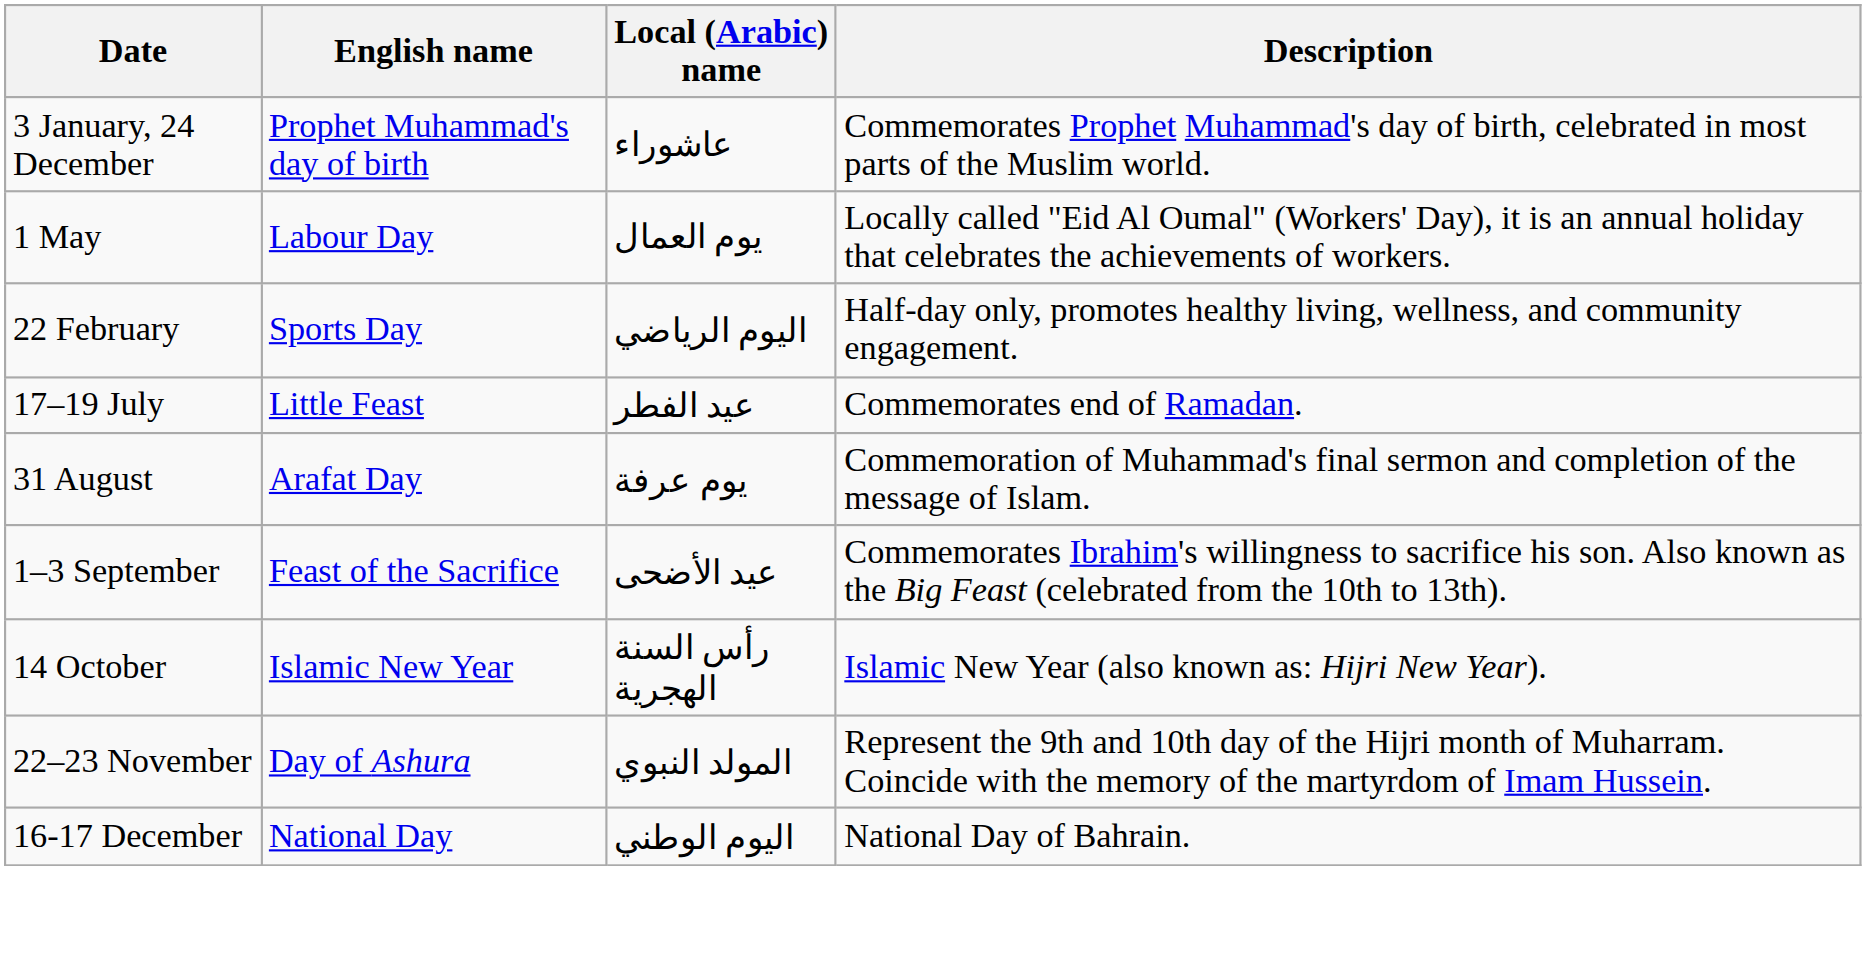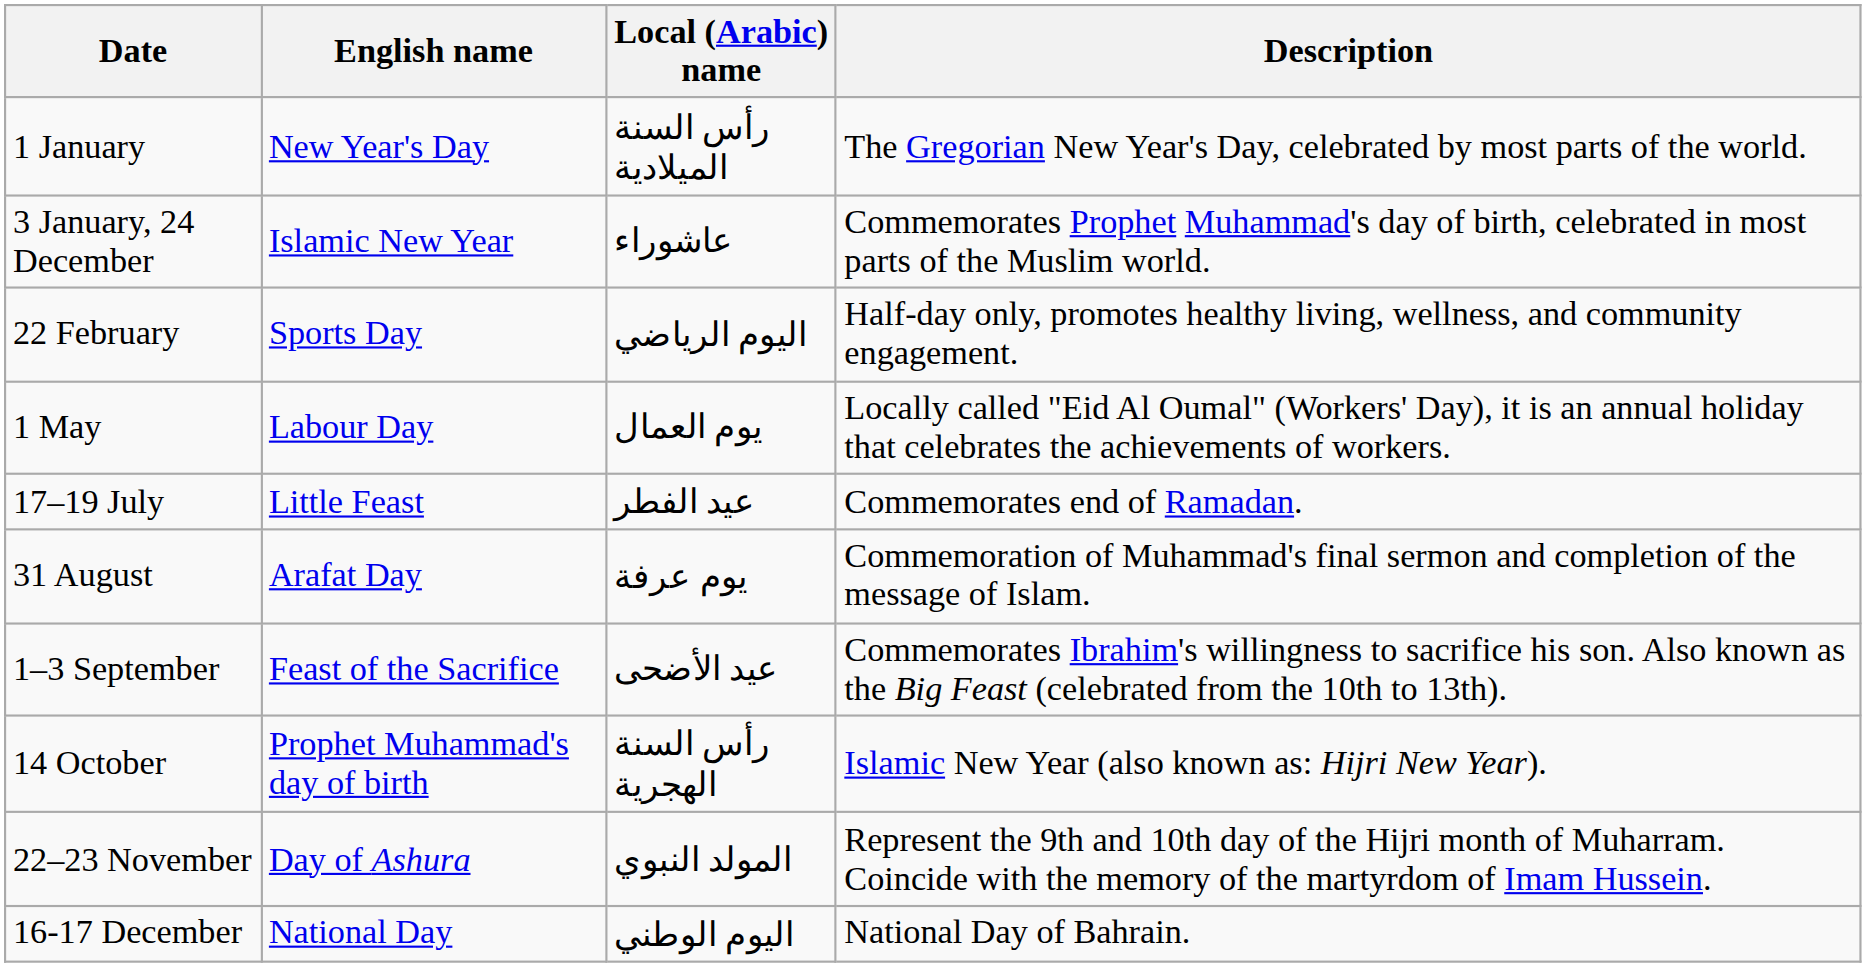+ row: (79, 145)
(419, 143) Prophet Muhammad's day of birth -> (391, 240) Islamic New Year
rows swapped: (96, 329) <-> (57, 236)
(391, 666) Islamic New Year -> (419, 763) Prophet Muhammad's day of birth
